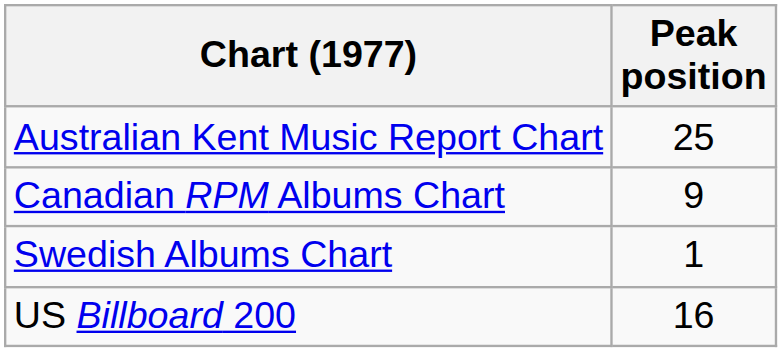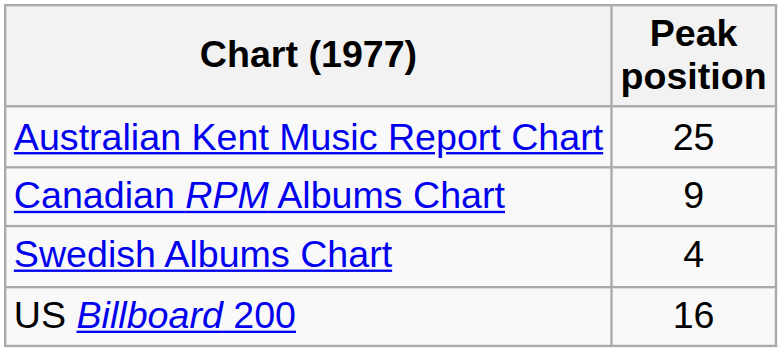(694, 255) 1 -> (694, 255) 4
